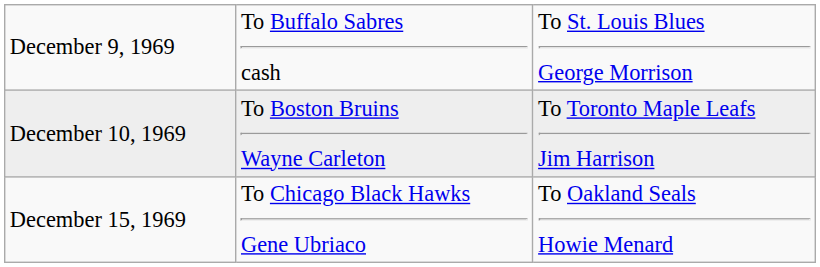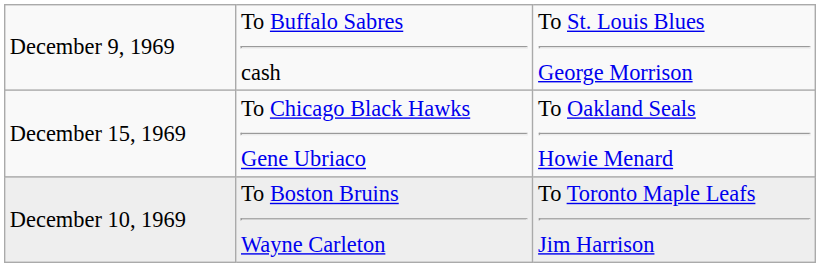rows swapped: (98, 133) <-> (98, 219)
